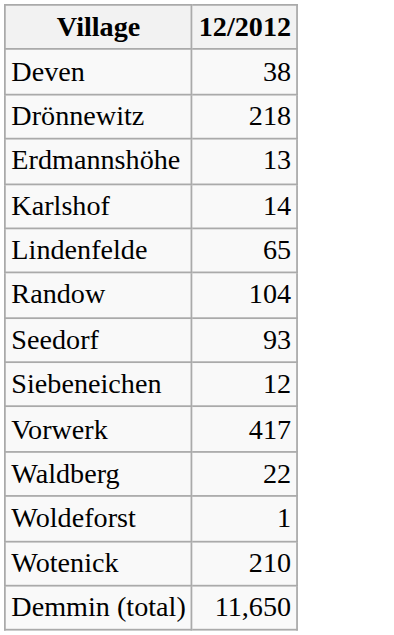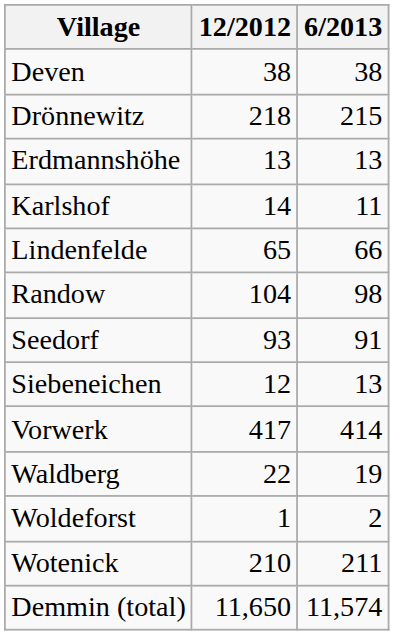+ column: (343, 26)
